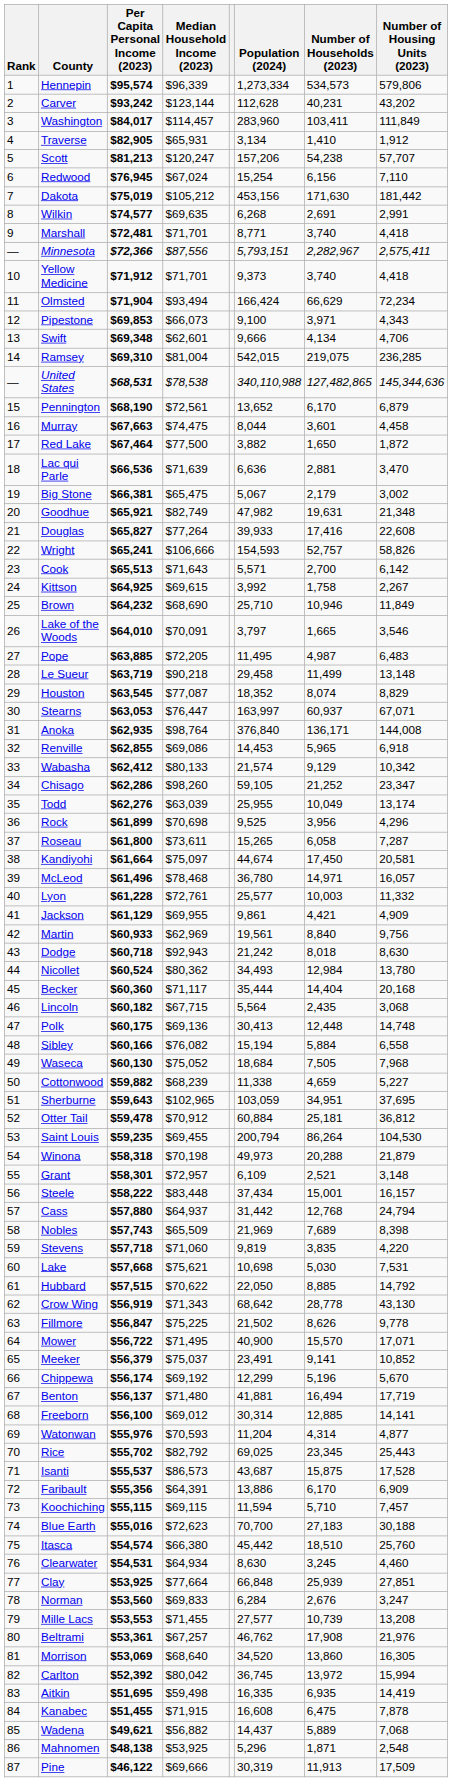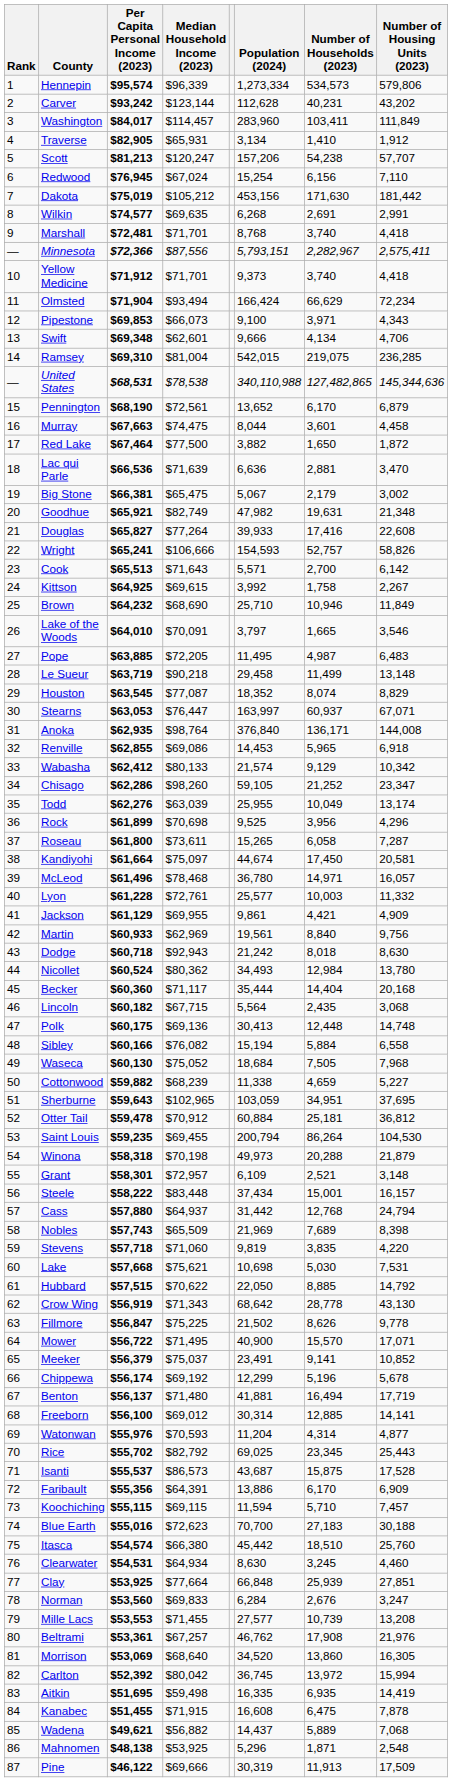(252, 233) 8,771 -> (252, 233) 8,768
(394, 1378) 5,670 -> (394, 1378) 5,678
